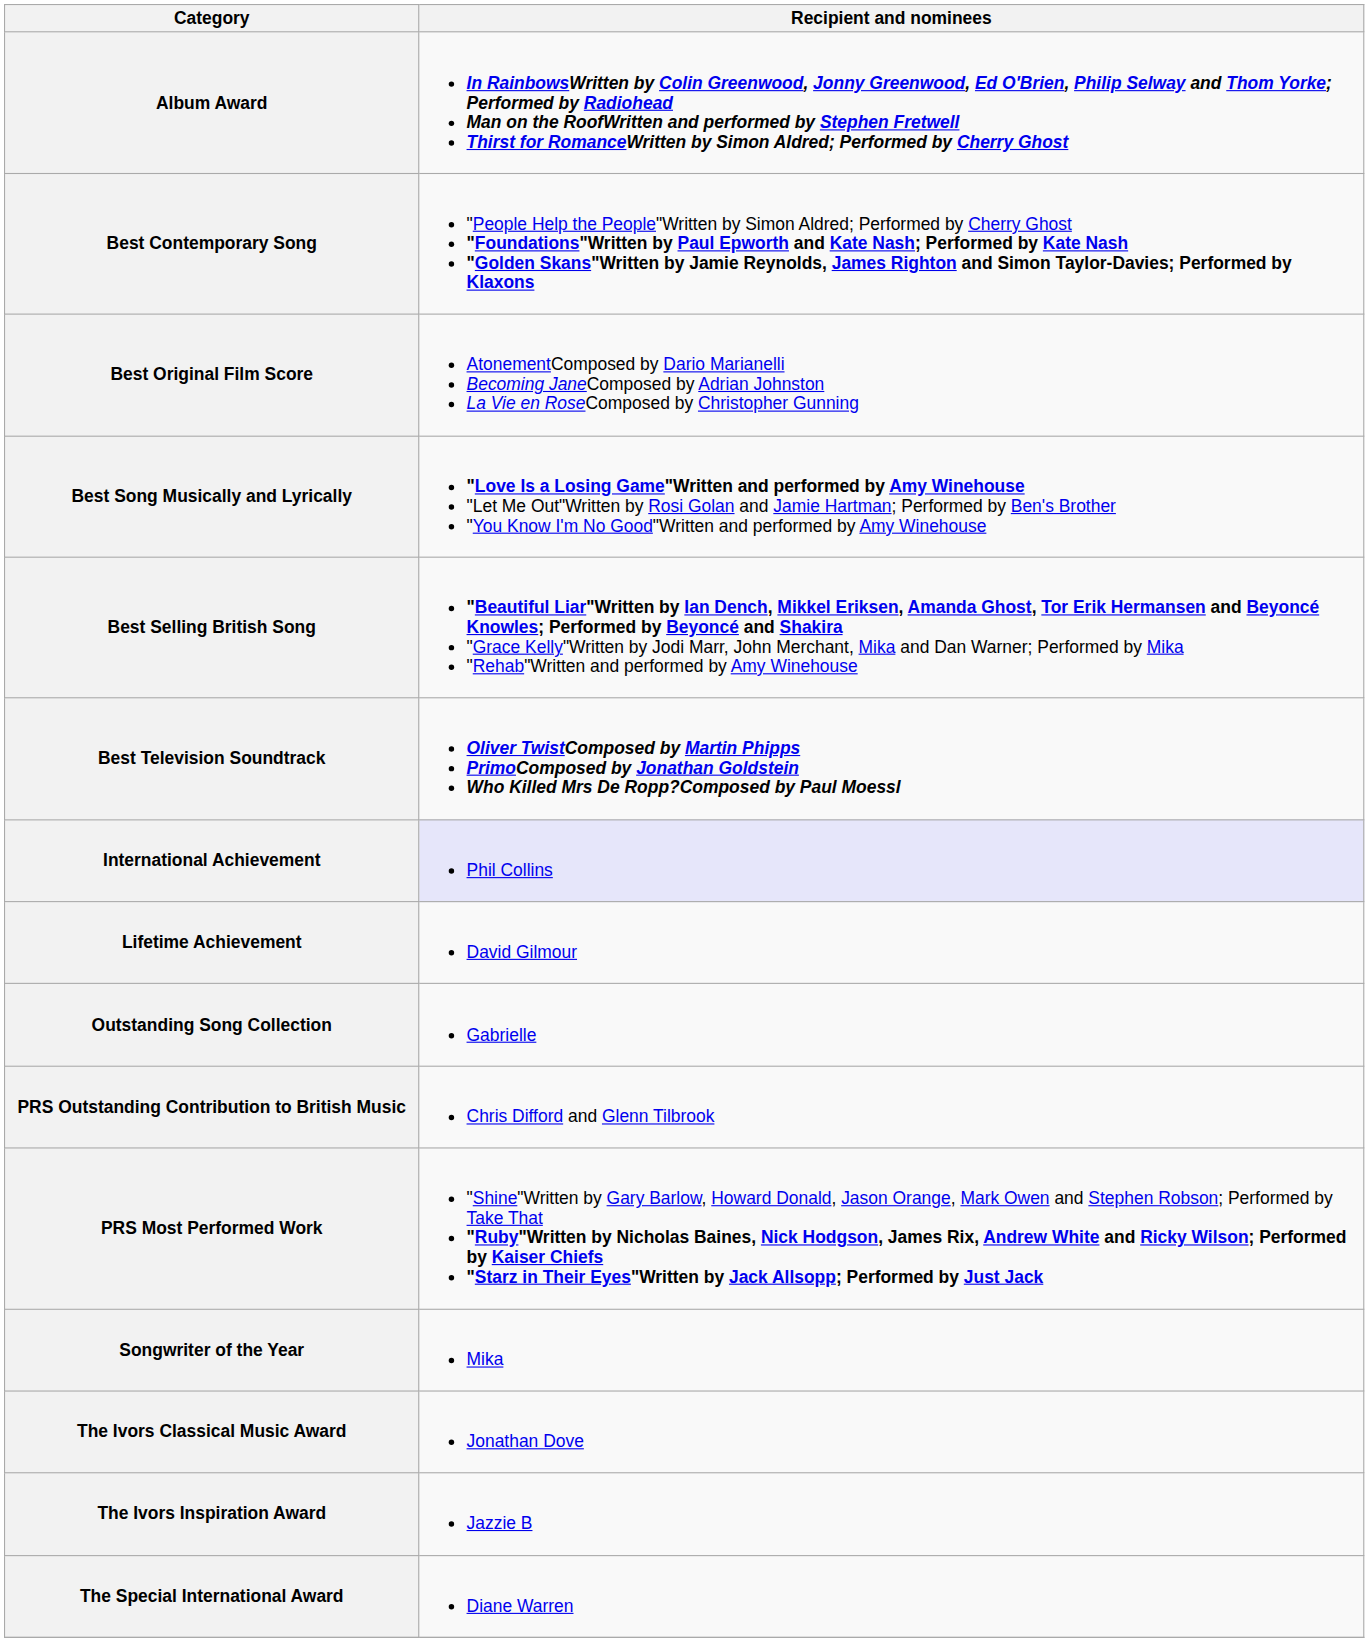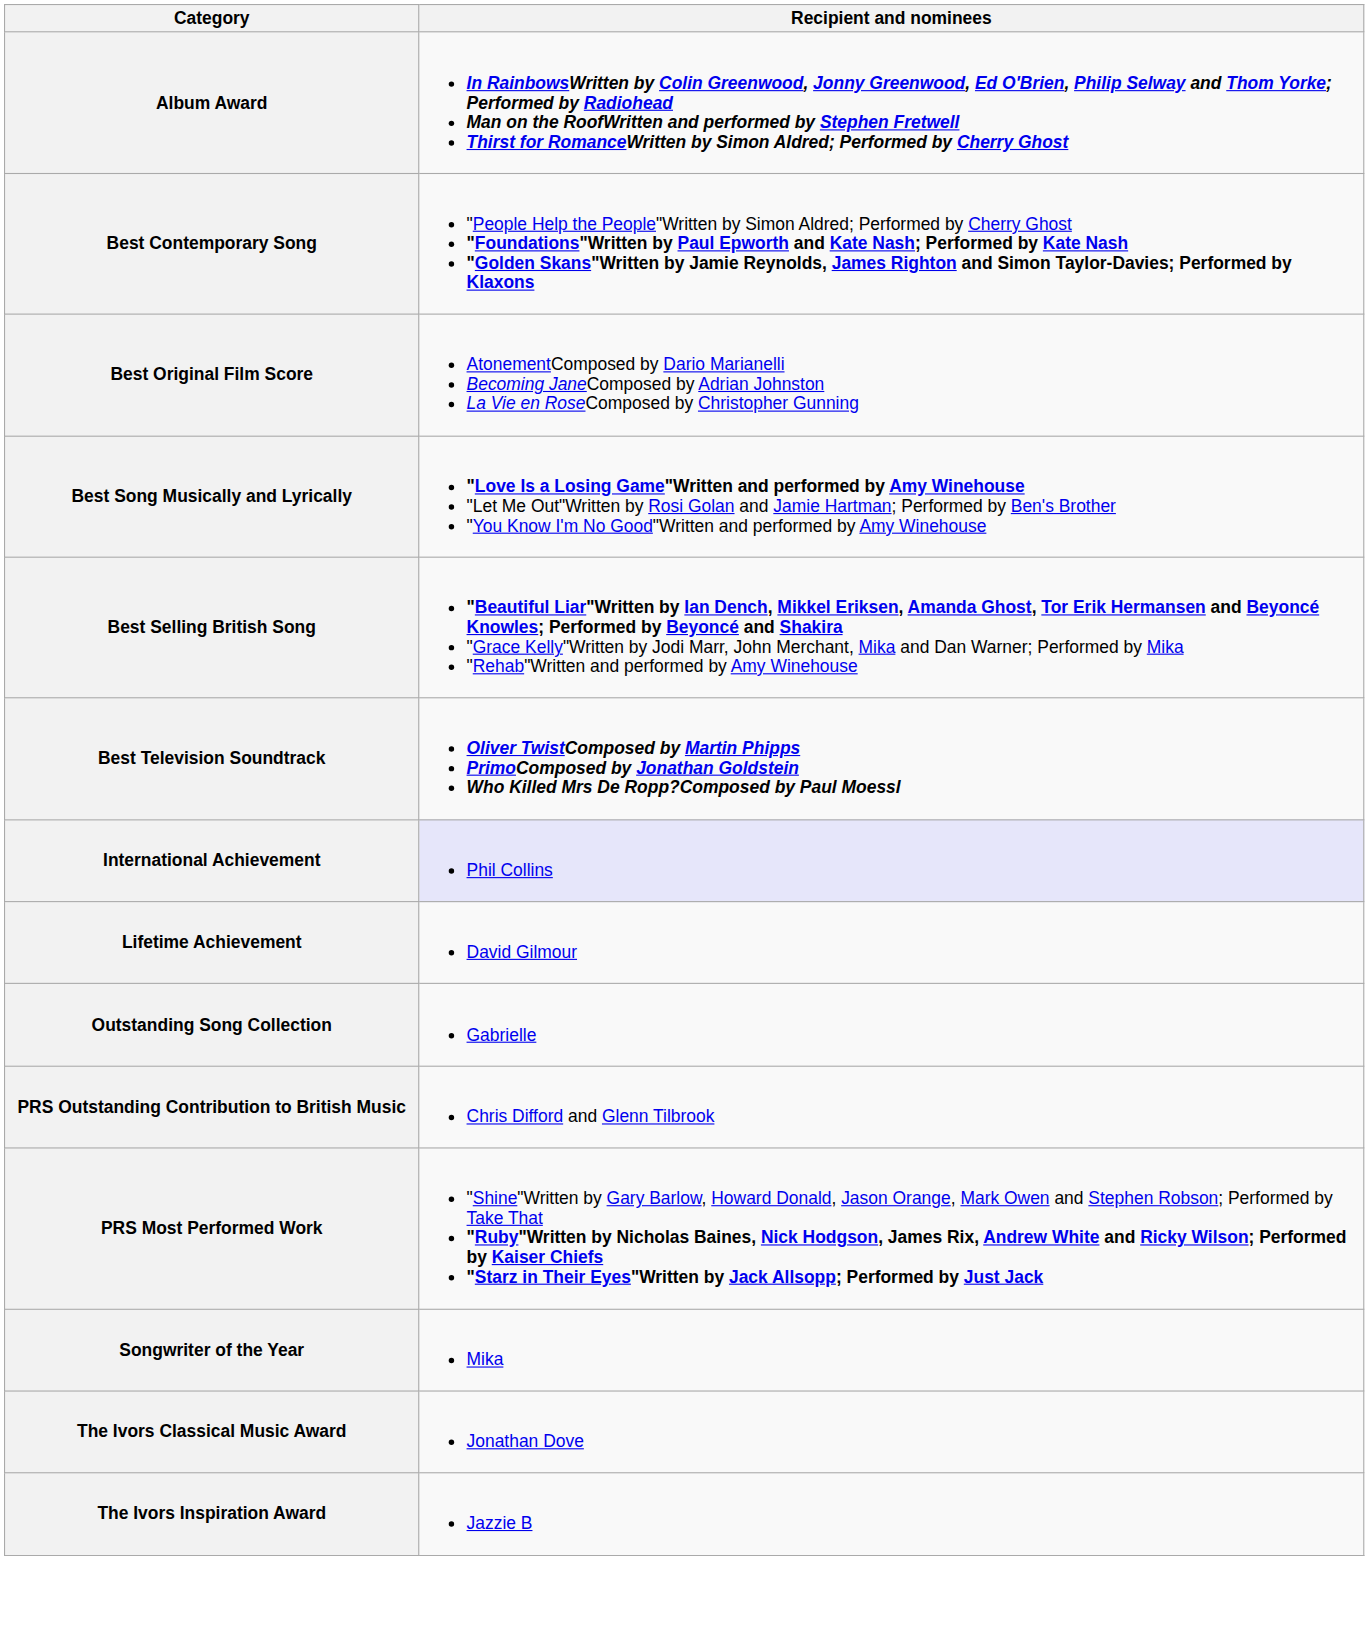- row: (212, 1596)
